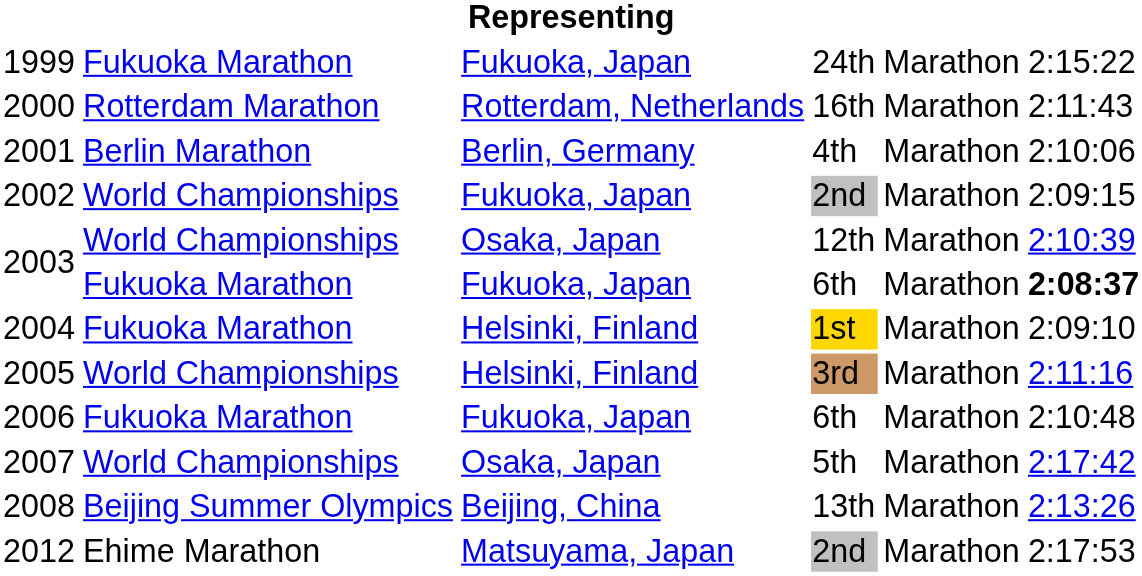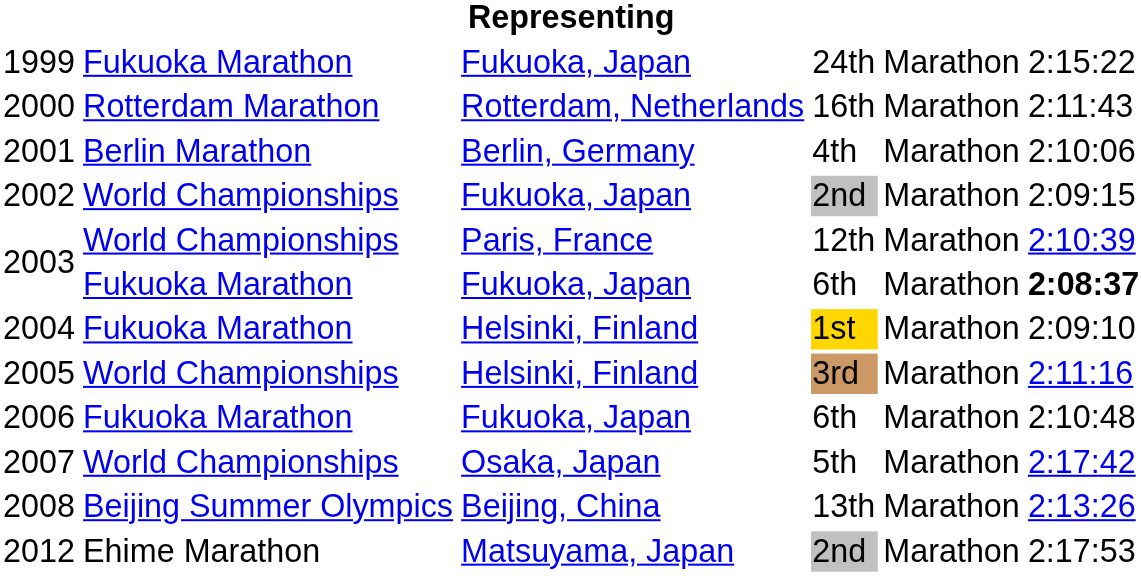(561, 239) Osaka, Japan -> (557, 239) Paris, France
